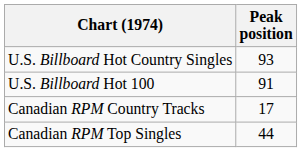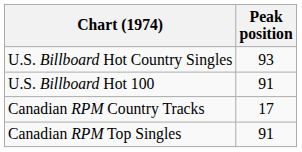(266, 134) 44 -> (266, 134) 91
